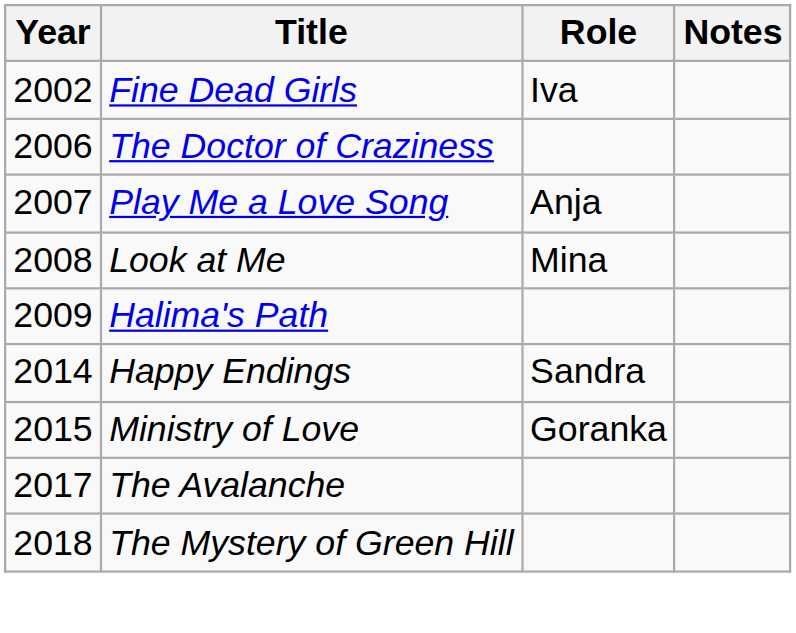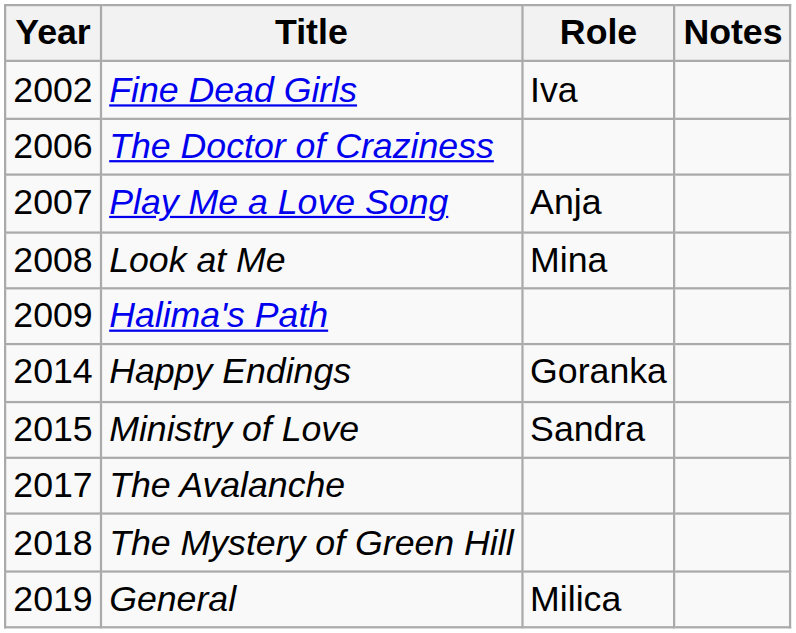(588, 372) Sandra -> (599, 372) Goranka
(599, 428) Goranka -> (588, 428) Sandra
+ row: (173, 598)
